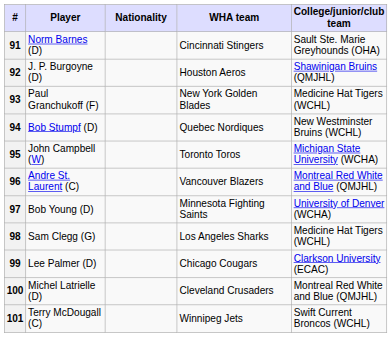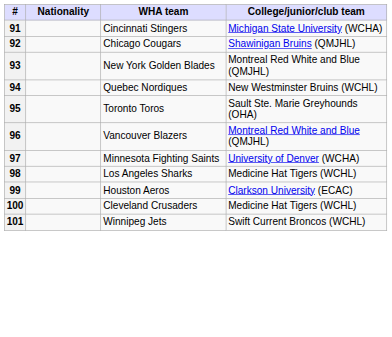- column: (65, 18)
(337, 45) Sault Ste. Marie Greyhounds (OHA) -> (305, 28) Michigan State University (WCHA)
(213, 72) Houston Aeros -> (142, 44) Chicago Cougars
(338, 100) Medicine Hat Tigers (WCHL) -> (294, 66) Montreal Red White and Blue (QMJHL)
(336, 154) Michigan State University (WCHA) -> (293, 109) Sault Ste. Marie Greyhounds (OHA)
(218, 264) Chicago Cougars -> (136, 190) Houston Aeros
(338, 291) Montreal Red White and Blue (QMJHL) -> (292, 206) Medicine Hat Tigers (WCHL)
